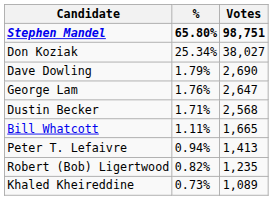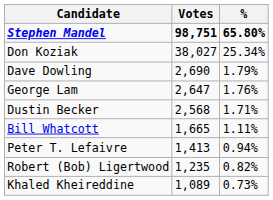columns swapped: (244, 14) <-> (196, 14)
